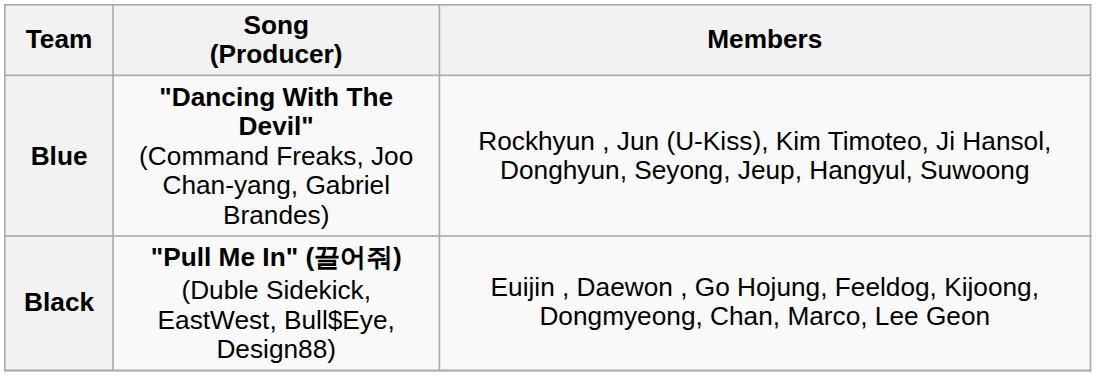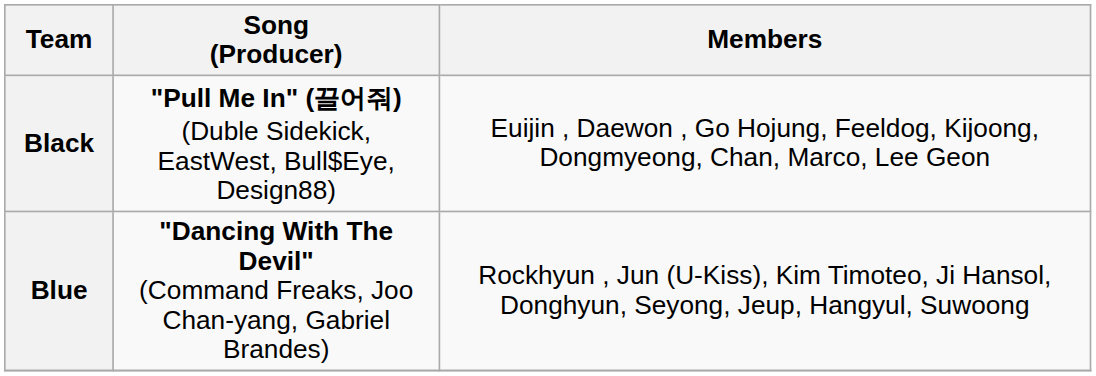rows swapped: (59, 155) <-> (59, 302)
